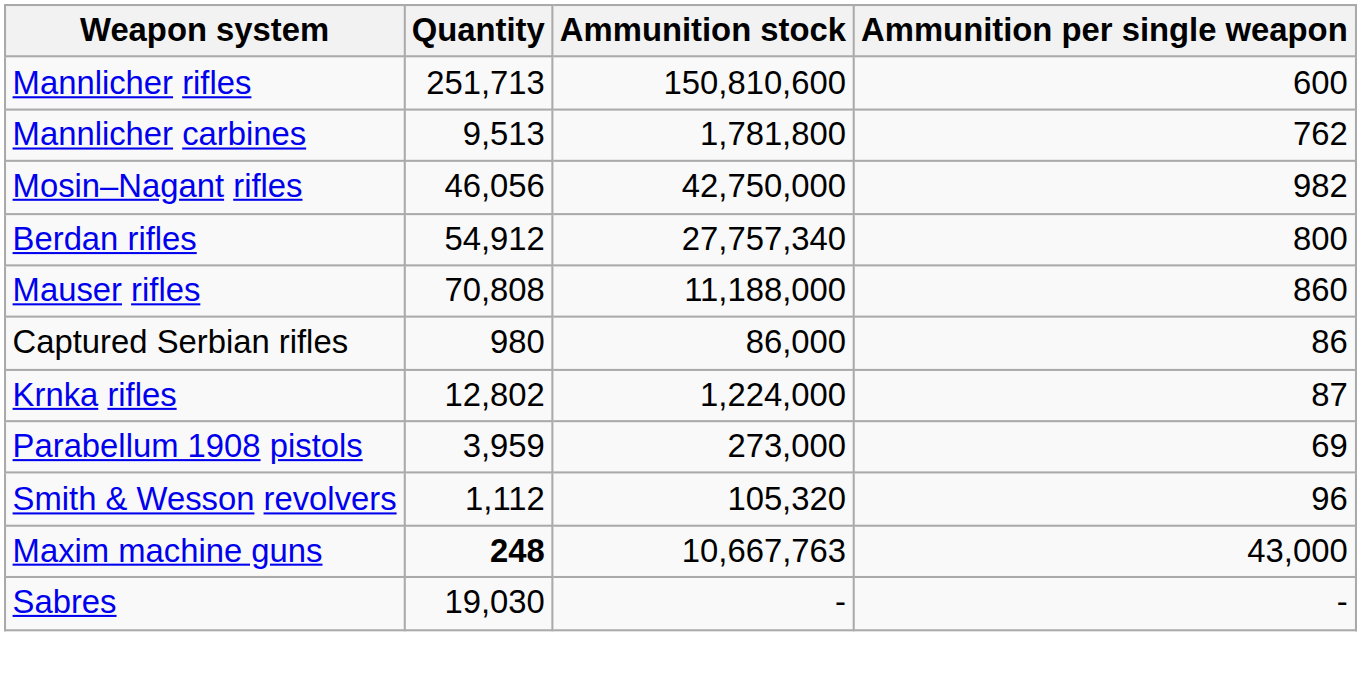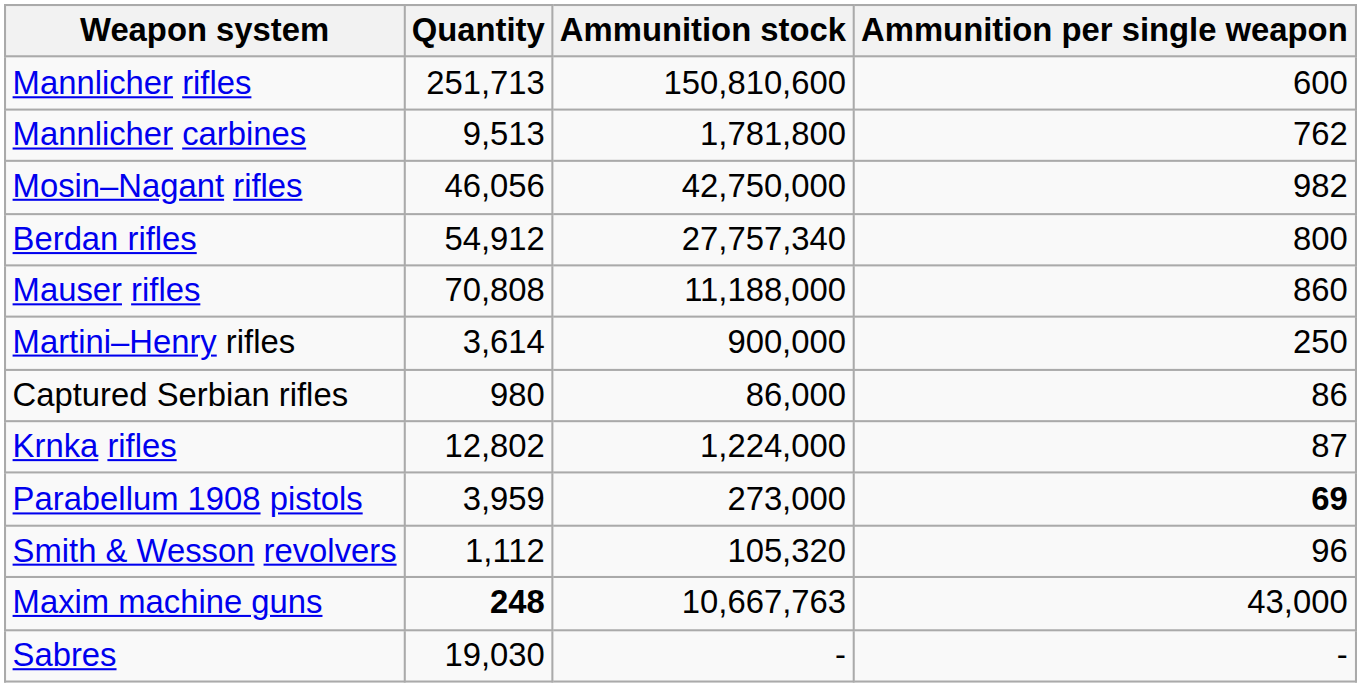+ row: (154, 342)
(1329, 446) normal -> (1329, 498) bold
